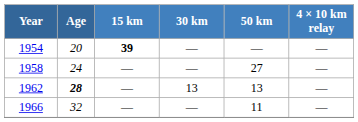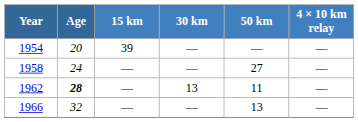(127, 48) bold -> (127, 48) normal
(257, 88) 13 -> (257, 88) 11
(257, 108) 11 -> (257, 108) 13
